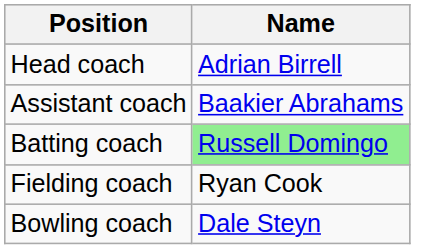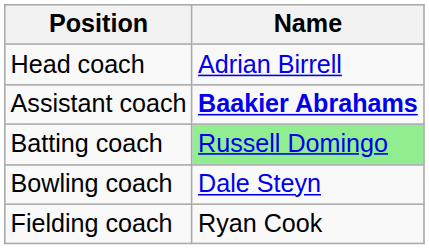(301, 104) normal -> (308, 104) bold
rows swapped: (92, 223) <-> (92, 183)
